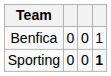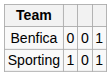(71, 60) 0 -> (71, 60) 1
(99, 60) bold -> (99, 60) normal
